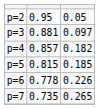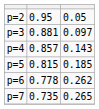(78, 49) 0.182 -> (78, 49) 0.143
(78, 81) 0.226 -> (78, 81) 0.262
